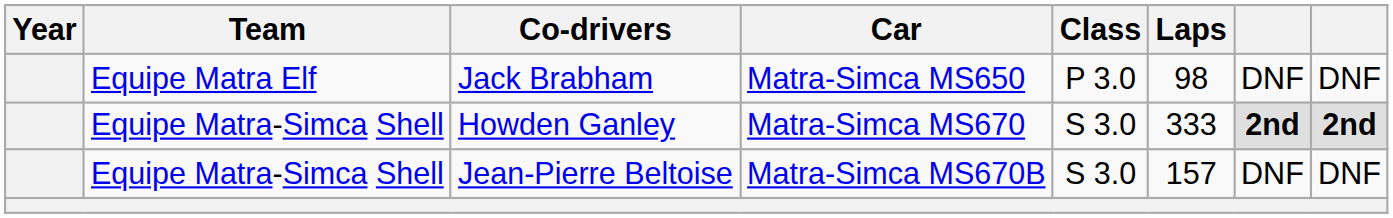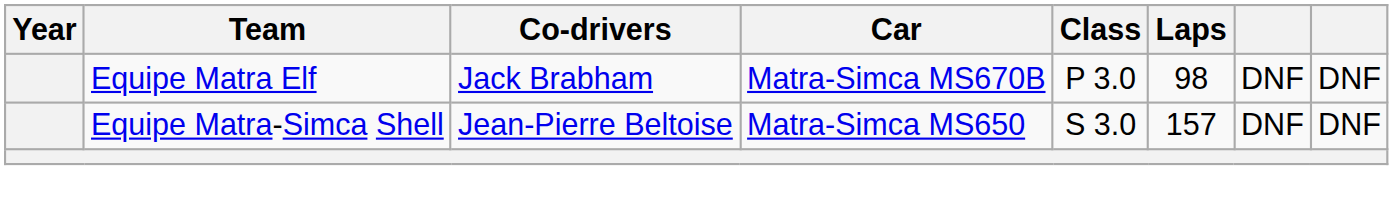(886, 78) Matra-Simca MS650 -> (896, 78) Matra-Simca MS670B
- row: (567, 126)
(896, 174) Matra-Simca MS670B -> (886, 126) Matra-Simca MS650
